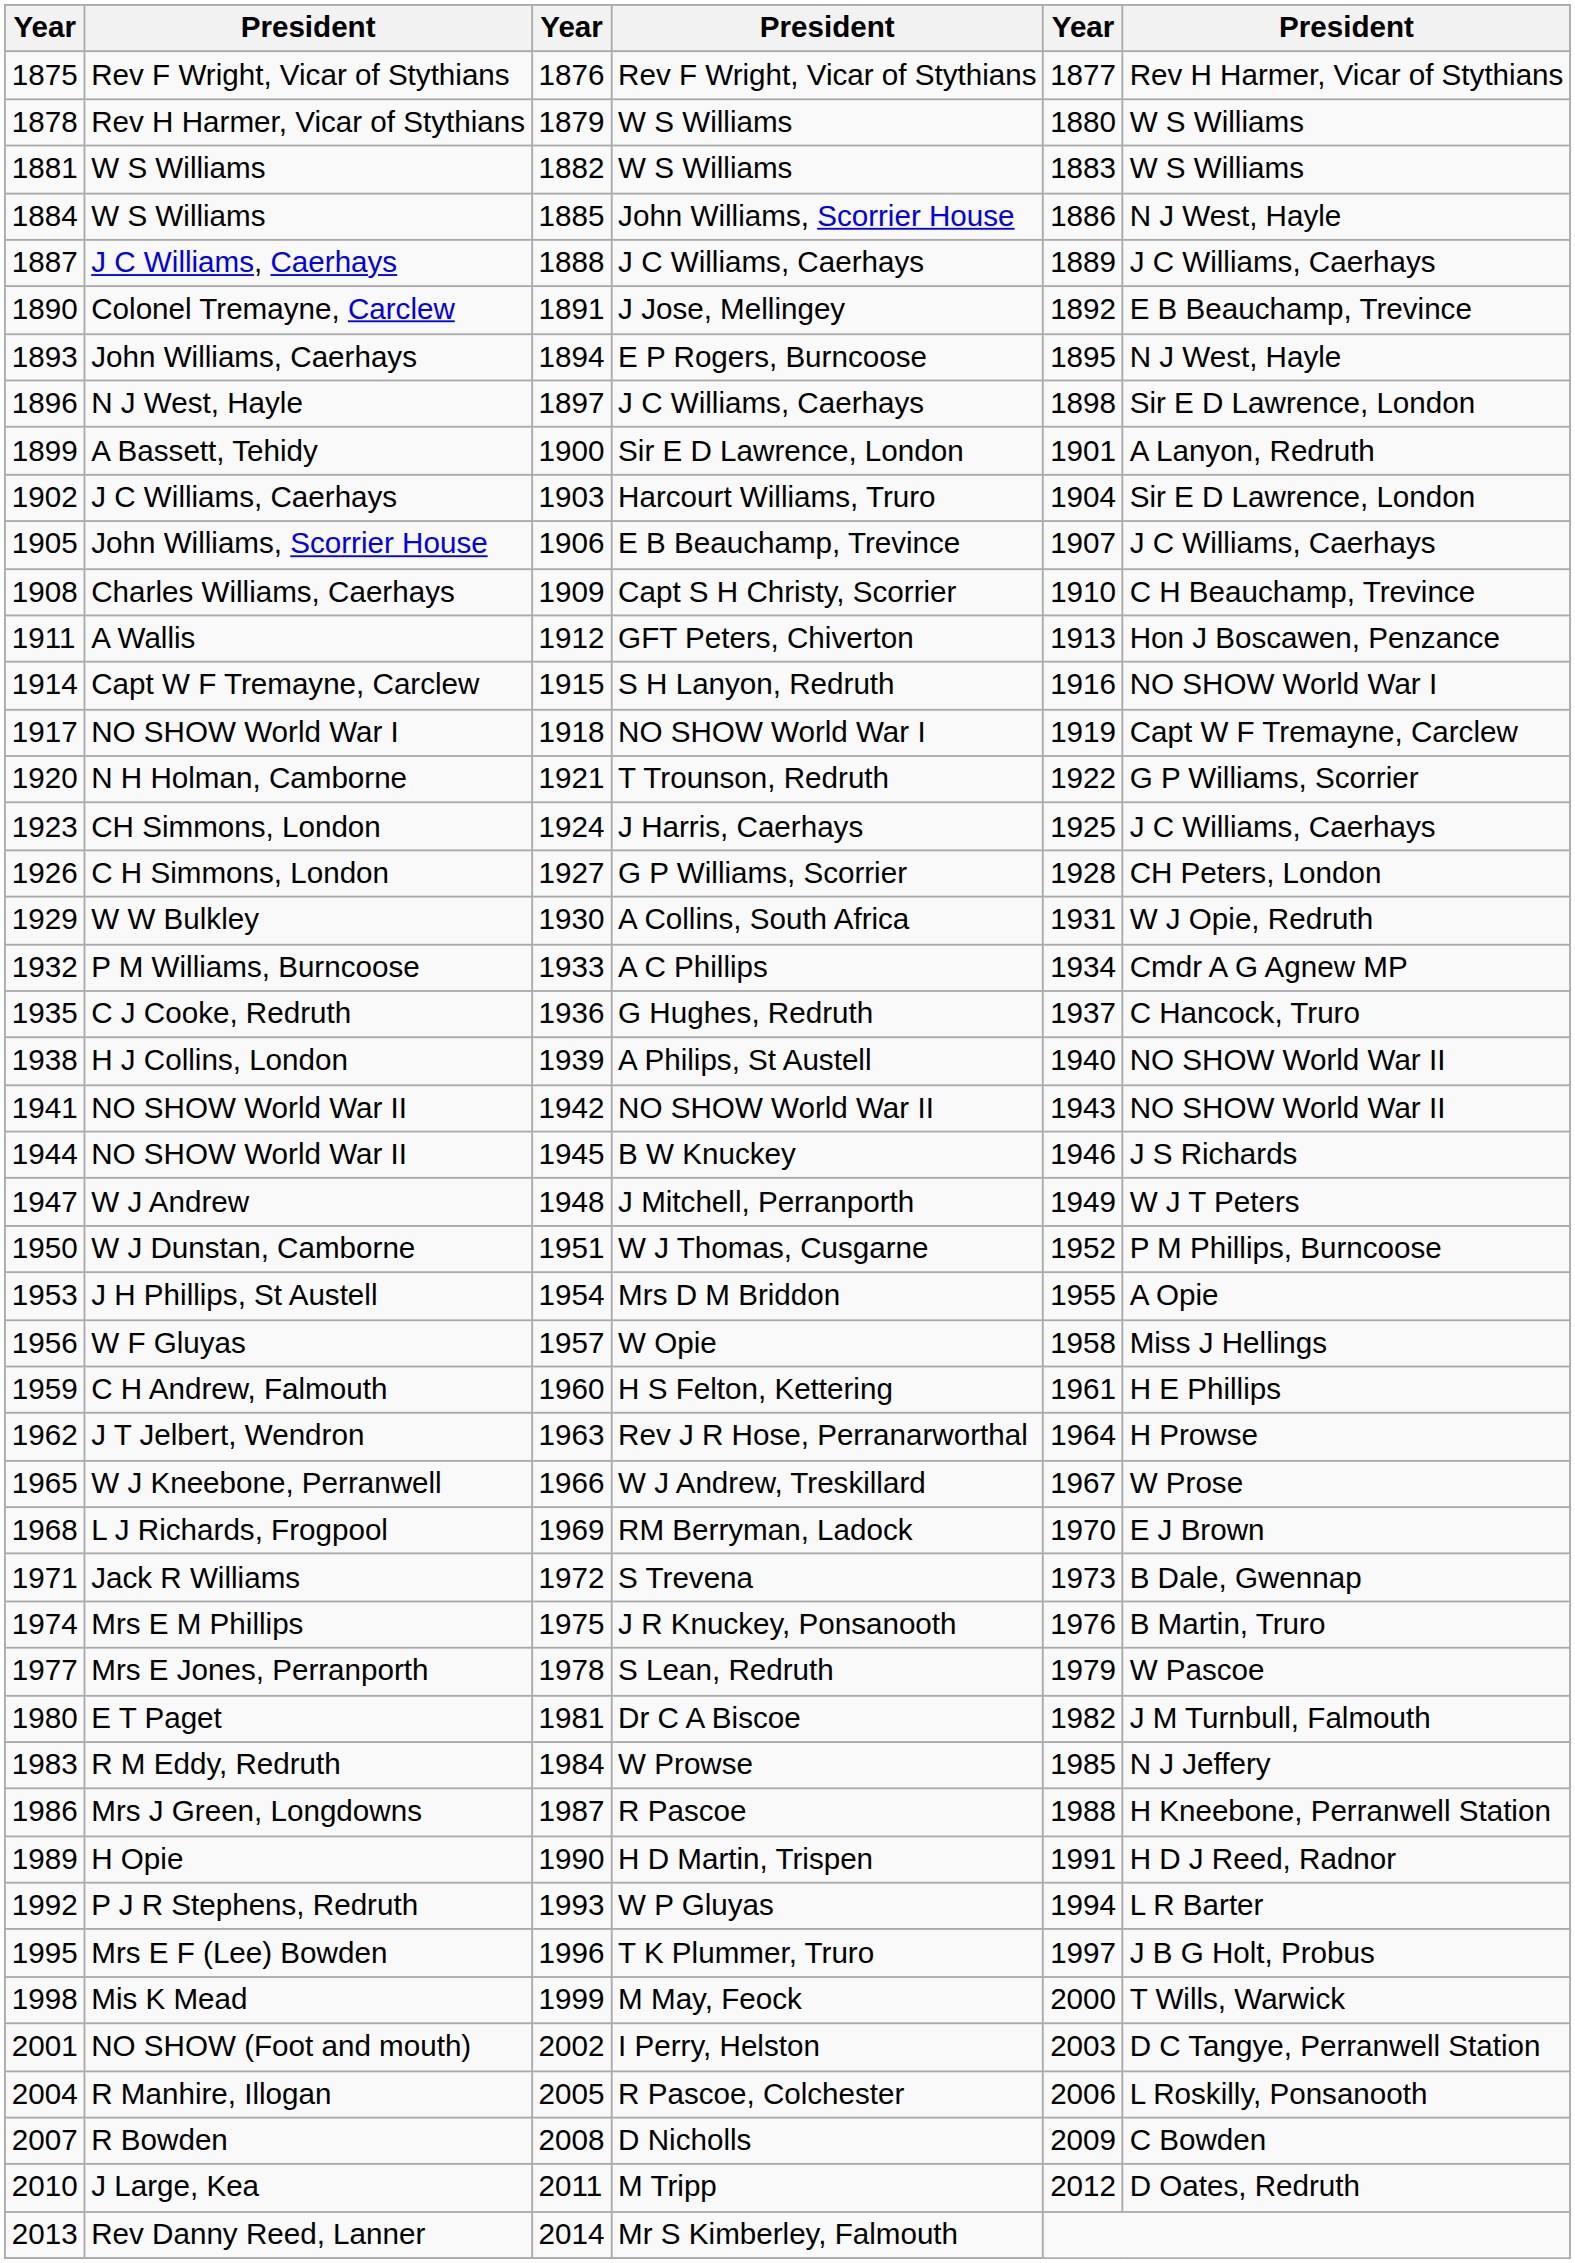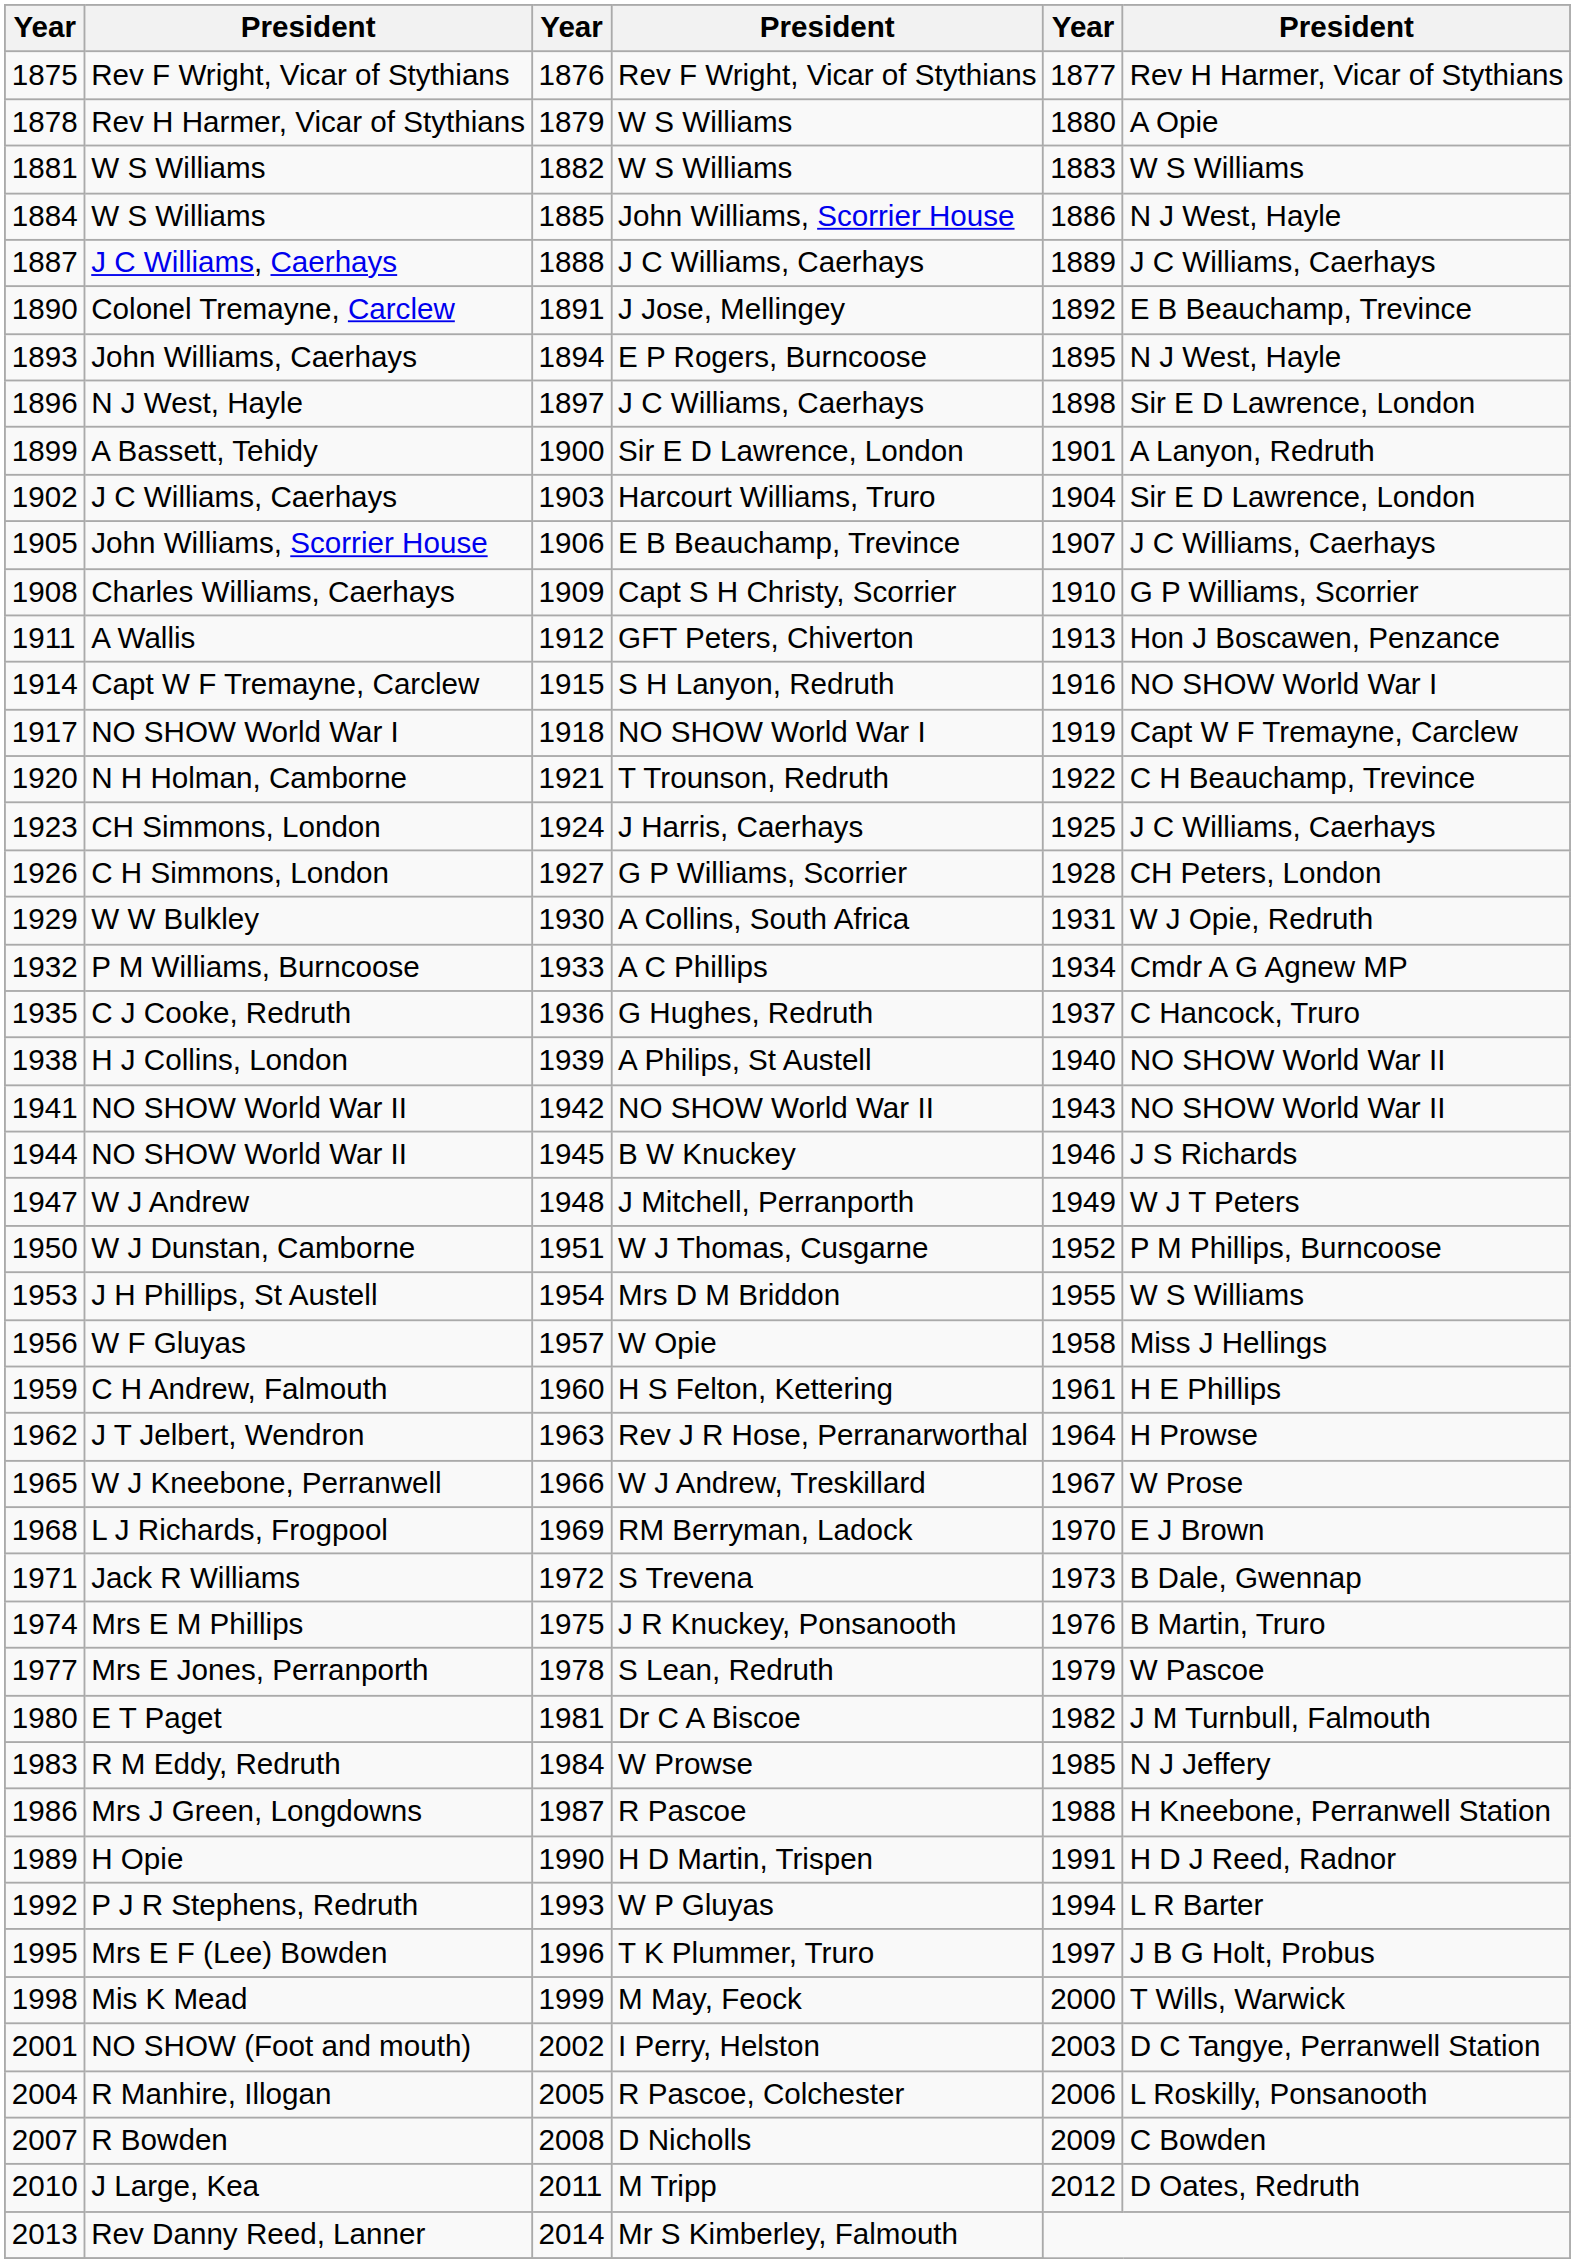(1217, 121) W S Williams -> (1174, 121) A Opie
(1302, 591) C H Beauchamp, Trevince -> (1274, 591) G P Williams, Scorrier
(1274, 779) G P Williams, Scorrier -> (1302, 779) C H Beauchamp, Trevince
(1174, 1295) A Opie -> (1217, 1295) W S Williams
